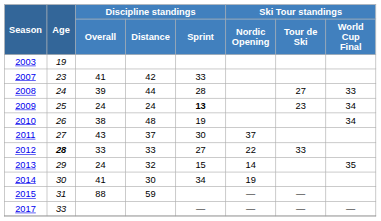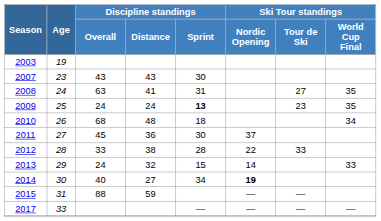(100, 77) 41 -> (100, 77) 43
(151, 77) 42 -> (151, 77) 43
(201, 77) 33 -> (201, 77) 30
(100, 91) 39 -> (100, 91) 63
(151, 91) 44 -> (151, 91) 41
(201, 91) 28 -> (201, 91) 31
(351, 91) 33 -> (351, 91) 35
(351, 106) 34 -> (351, 106) 35
(100, 121) 38 -> (100, 121) 68
(201, 121) 19 -> (201, 121) 18
(100, 135) 43 -> (100, 135) 45
(151, 135) 37 -> (151, 135) 36
(61, 150) bold -> (61, 150) normal
(151, 150) 33 -> (151, 150) 38
(201, 150) 27 -> (201, 150) 28
(351, 165) 35 -> (351, 165) 33
(100, 179) 41 -> (100, 179) 40
(151, 179) 30 -> (151, 179) 27
(251, 179) normal -> (251, 179) bold
